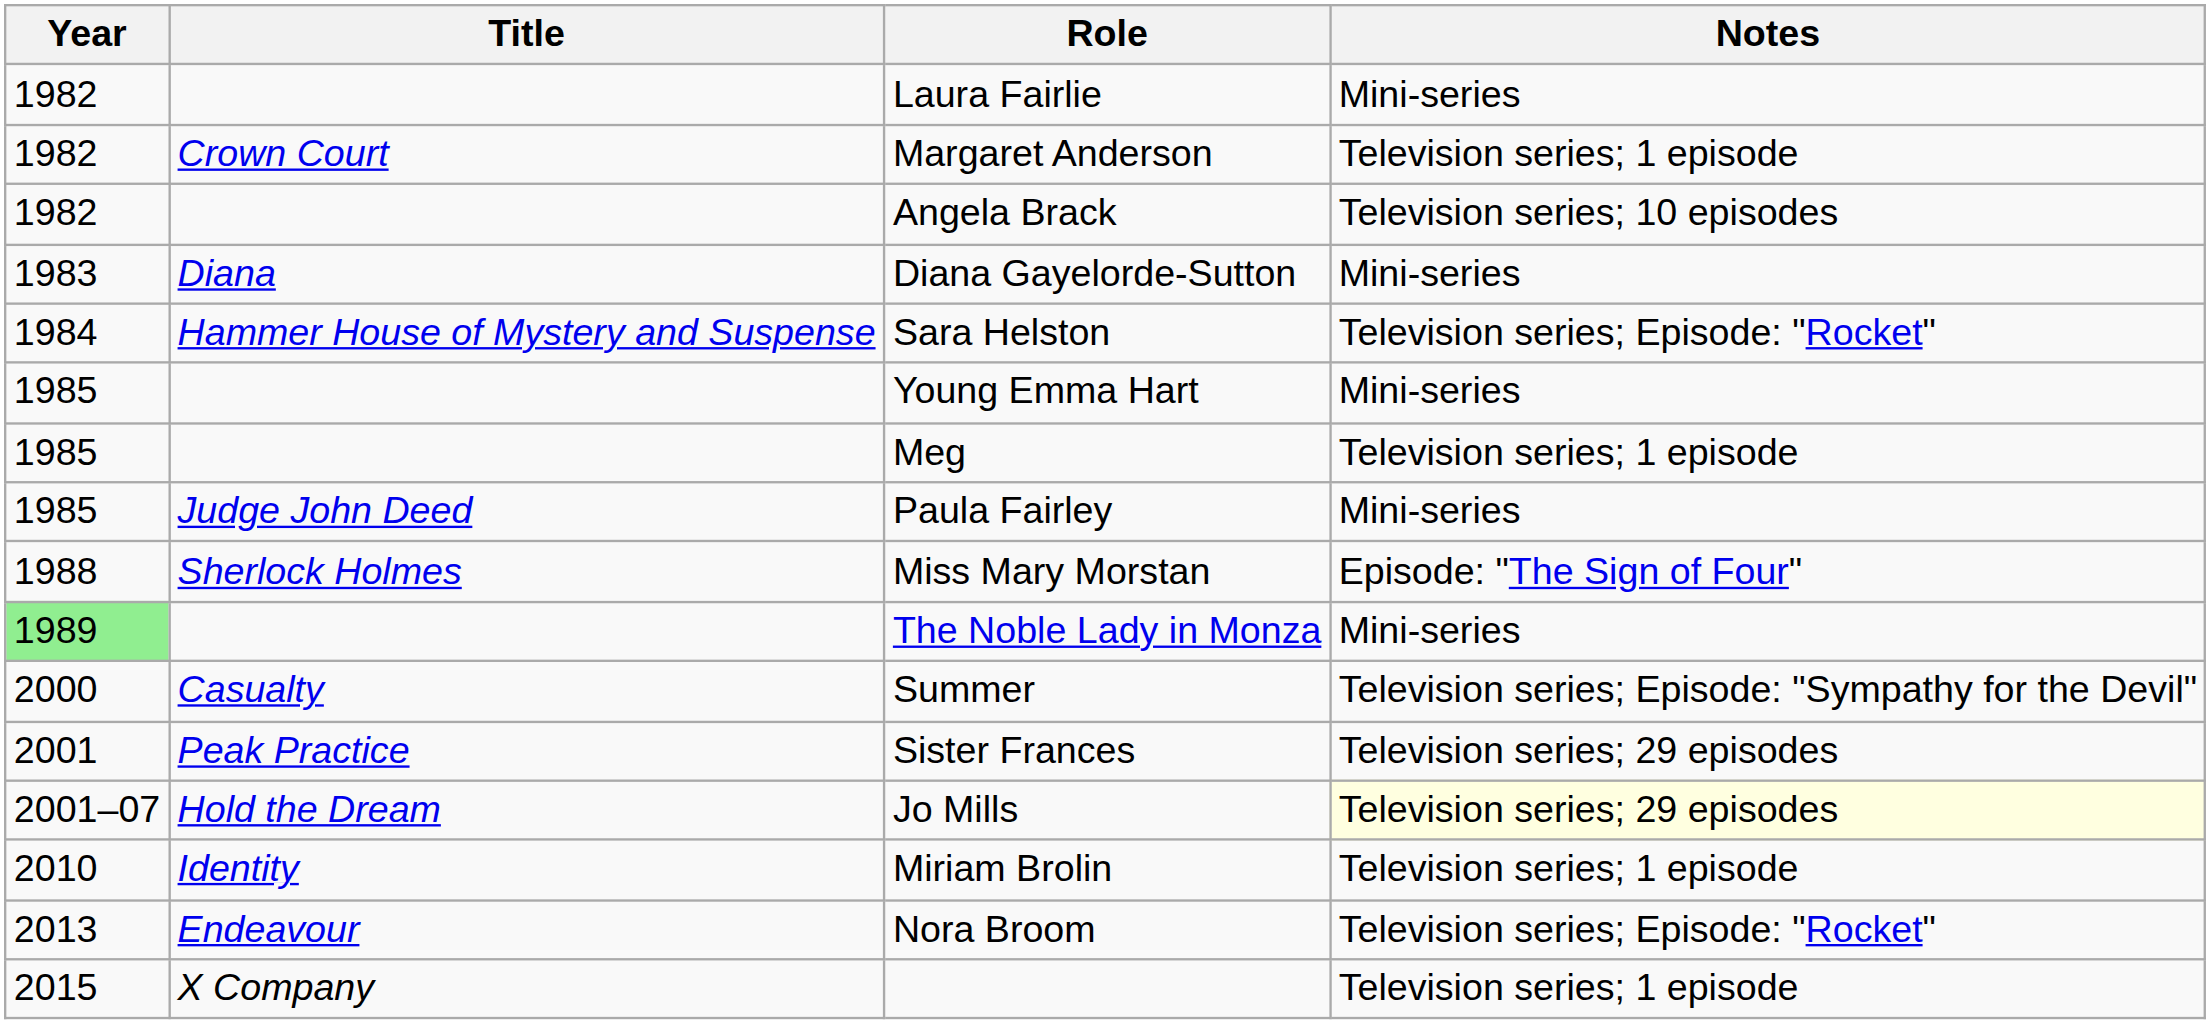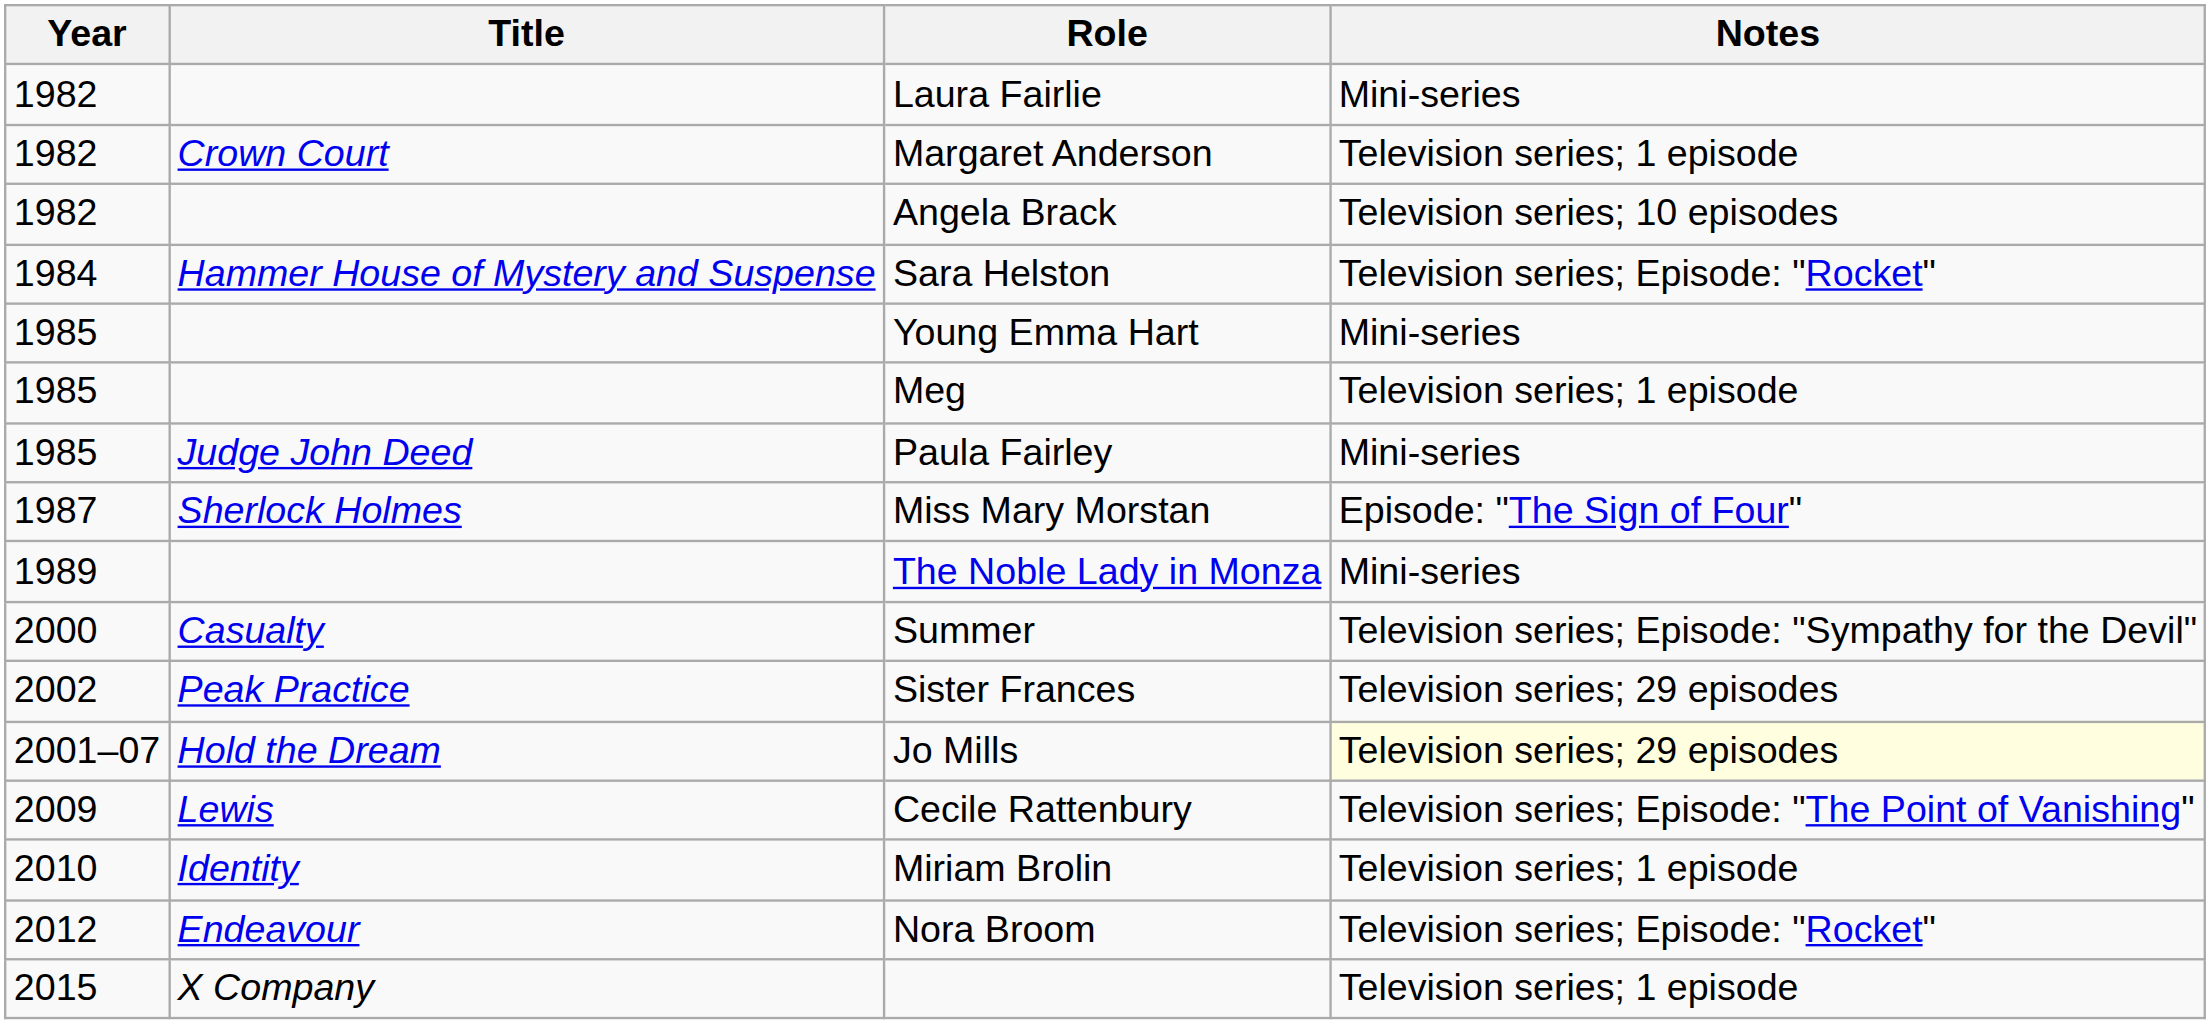- row: (1095, 272)
(56, 570) 1988 -> (56, 511) 1987
(56, 630) lightgreen background -> (56, 570) no background
(56, 749) 2001 -> (56, 690) 2002
+ row: (1042, 809)
(56, 928) 2013 -> (56, 928) 2012
